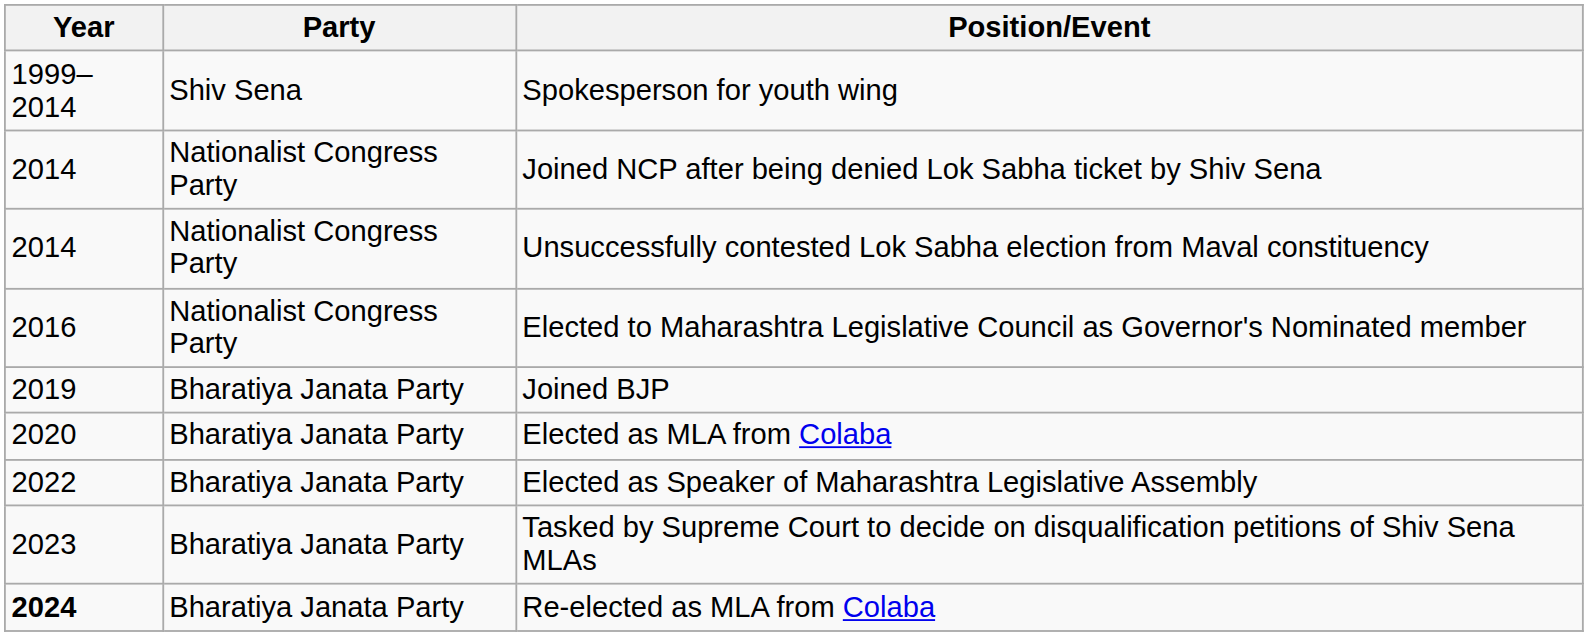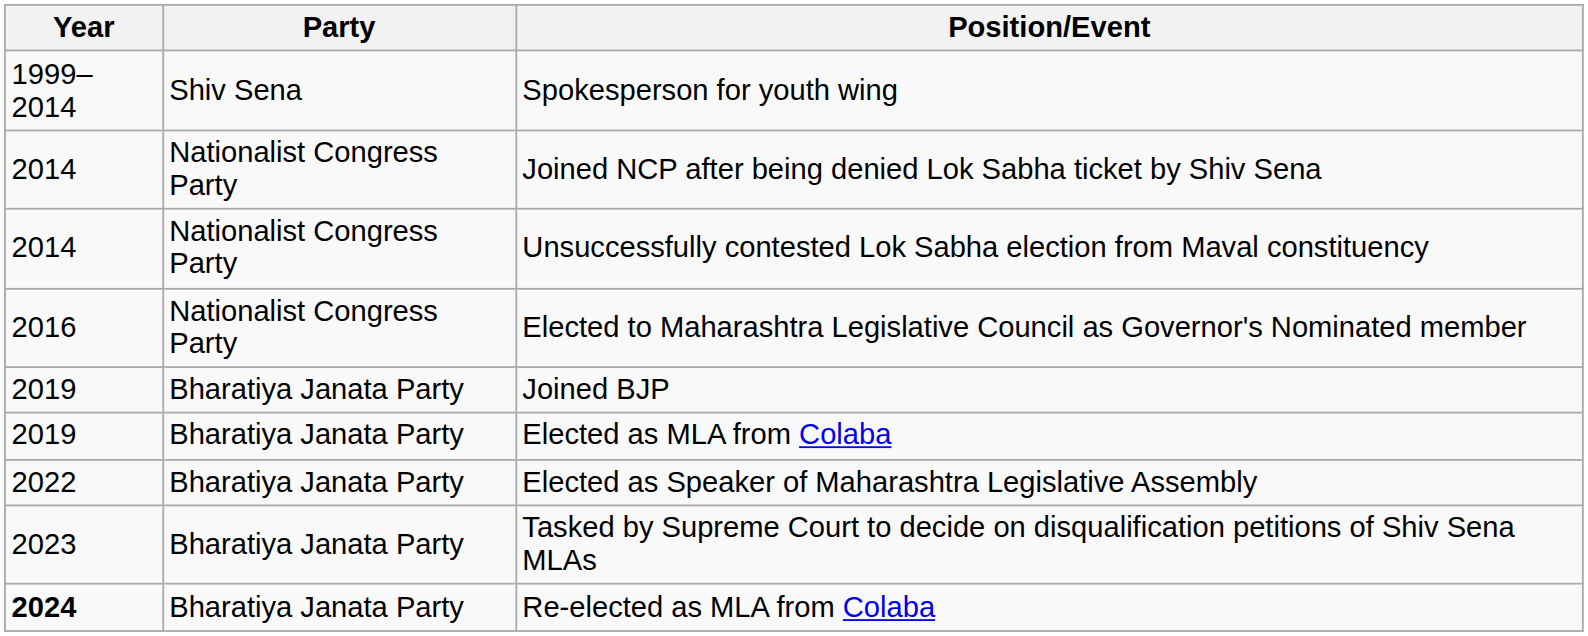(44, 435) 2020 -> (44, 435) 2019
